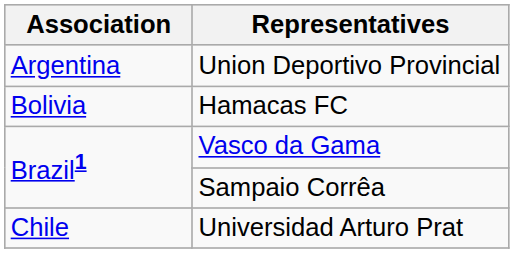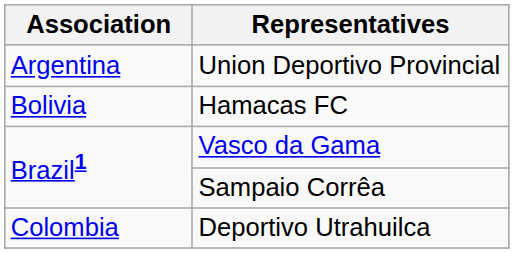- row: (331, 227)
+ row: (314, 227)
